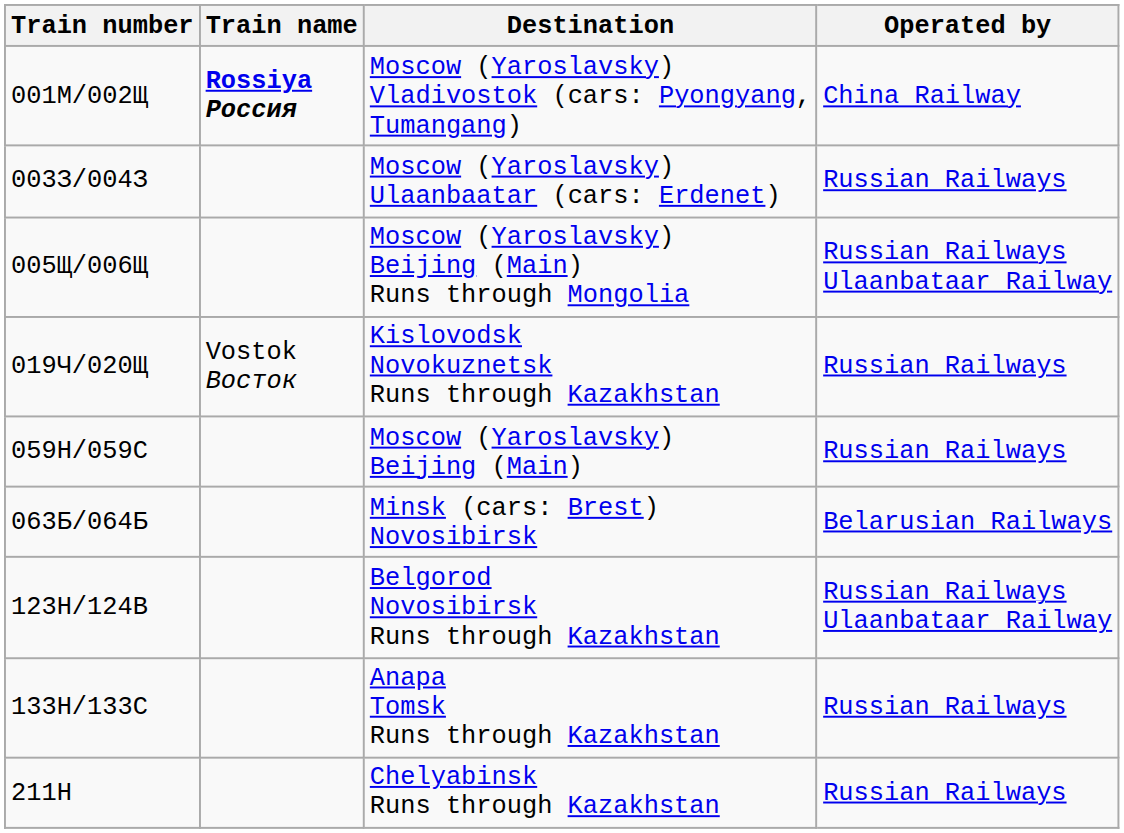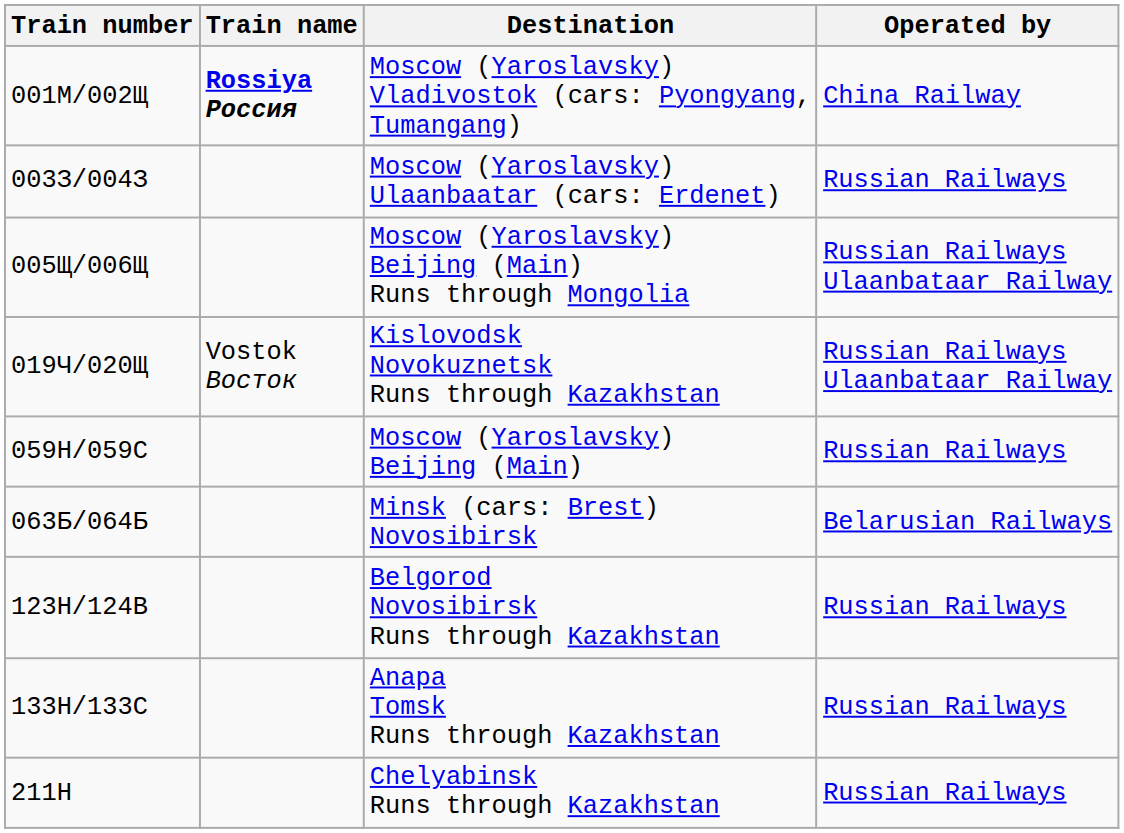(945, 366) Russian Railways -> (968, 366) Russian Railways Ulaanbataar Railway
(968, 607) Russian Railways Ulaanbataar Railway -> (945, 607) Russian Railways
